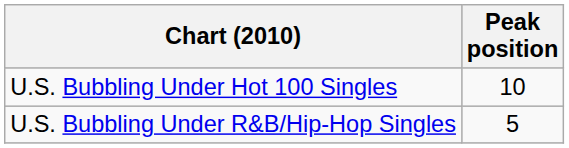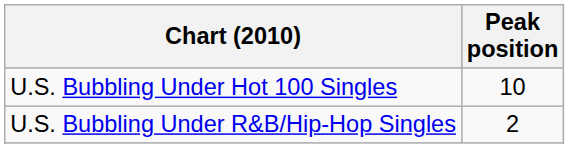(513, 124) 5 -> (513, 124) 2
